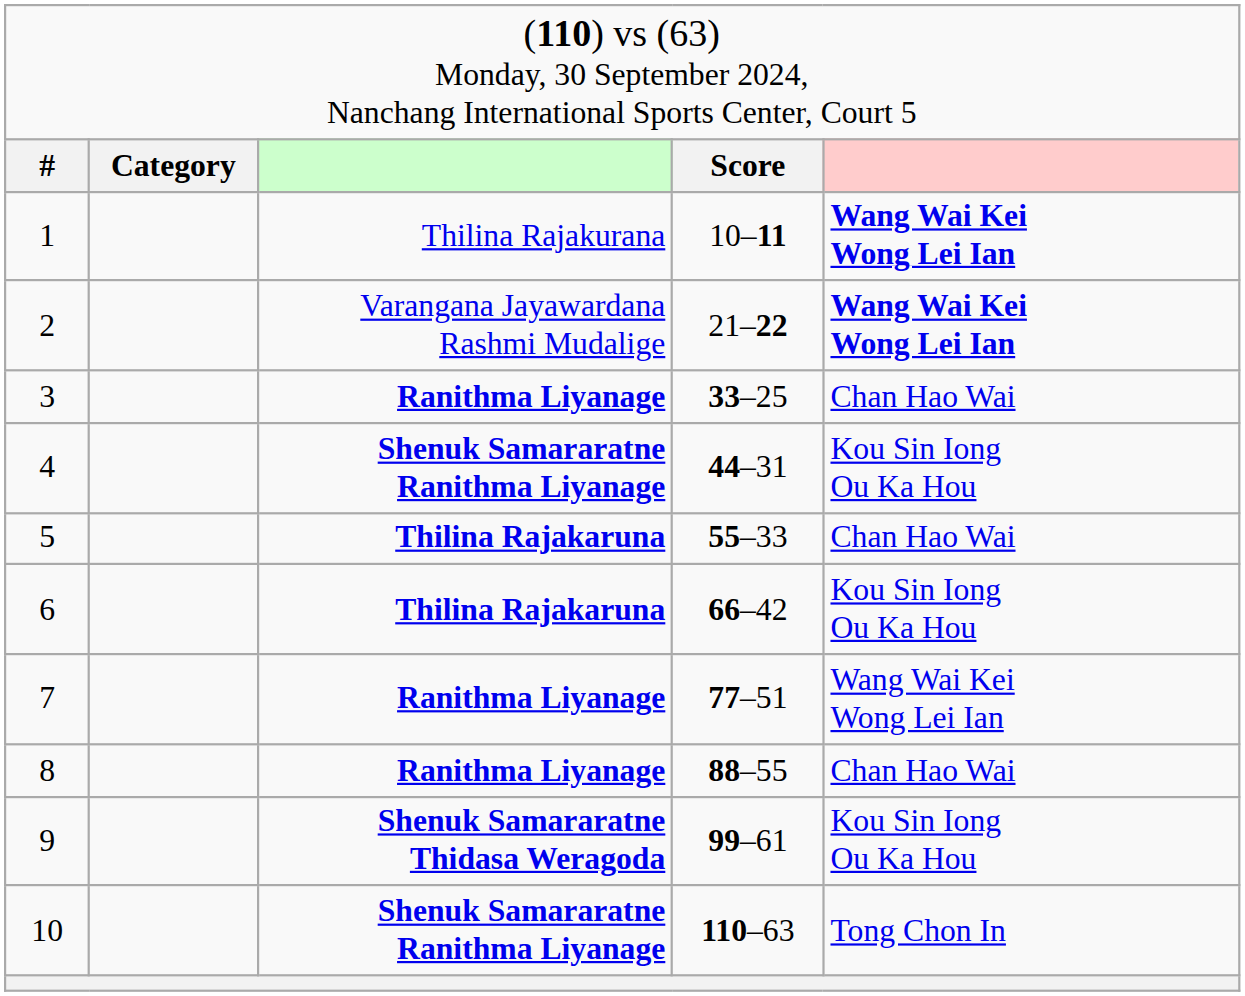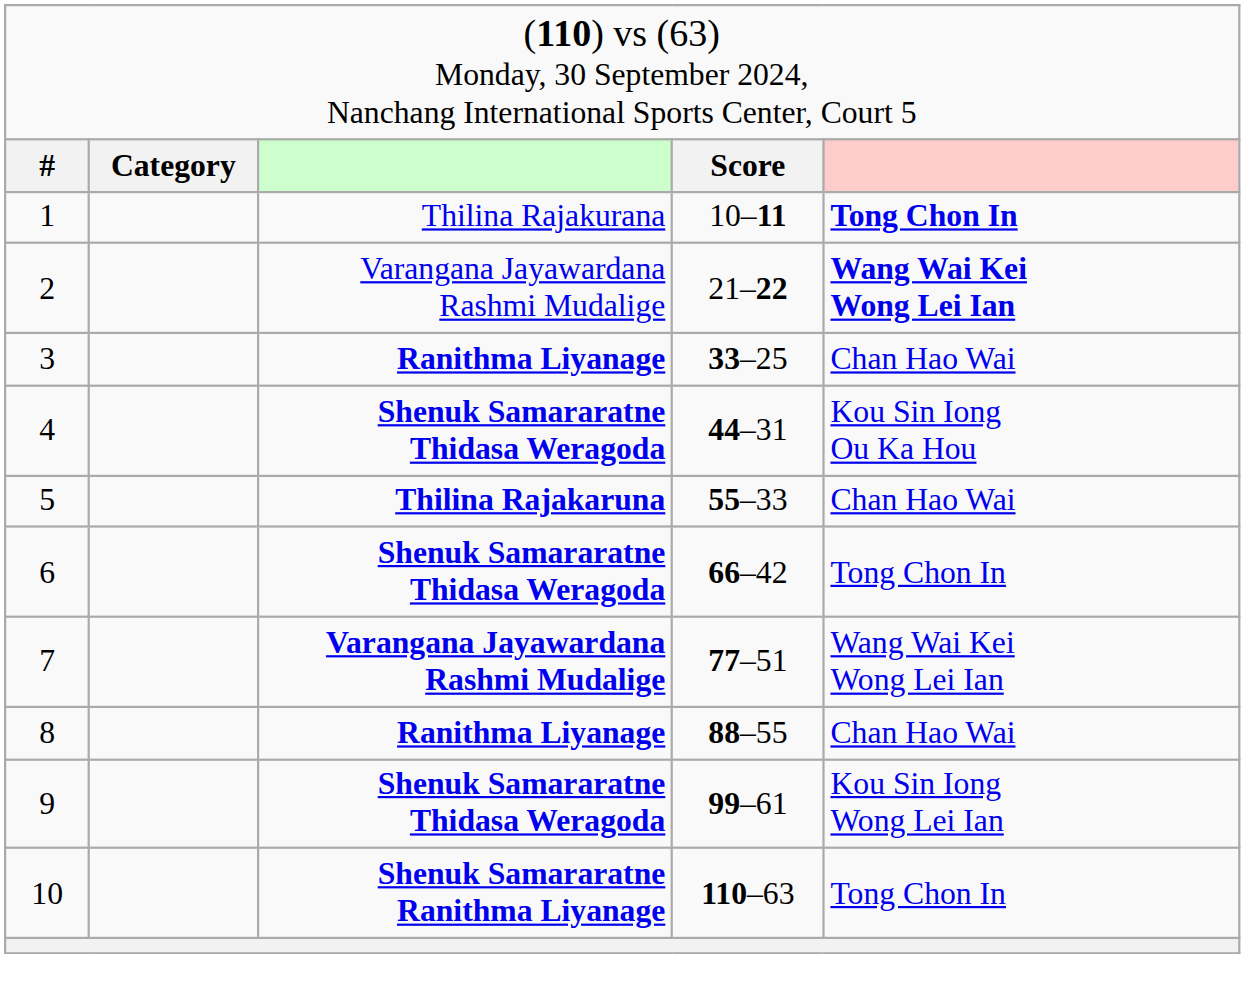(929, 235) Wang Wai Kei Wong Lei Ian -> (924, 216) Tong Chon In
(521, 467) Shenuk Samararatne Ranithma Liyanage -> (521, 429) Shenuk Samararatne Thidasa Weragoda
(530, 609) Thilina Rajakaruna -> (521, 571) Shenuk Samararatne Thidasa Weragoda
(916, 609) Kou Sin Iong Ou Ka Hou -> (918, 571) Tong Chon In
(531, 698) Ranithma Liyanage -> (496, 661) Varangana Jayawardana Rashmi Mudalige
(916, 840) Kou Sin Iong Ou Ka Hou -> (917, 803) Kou Sin Iong Wong Lei Ian
